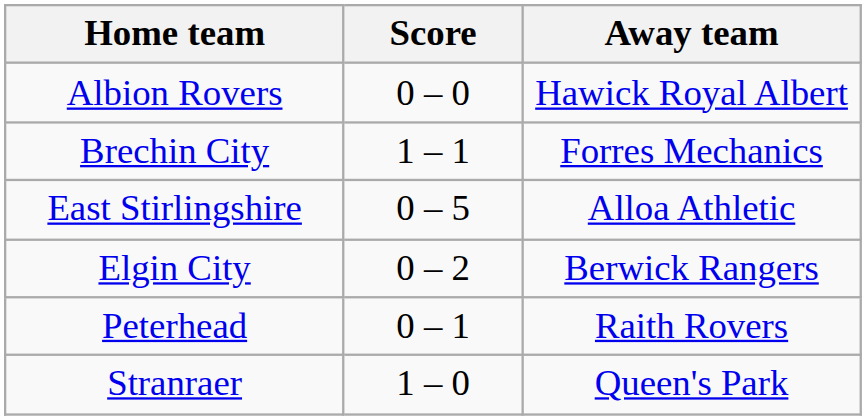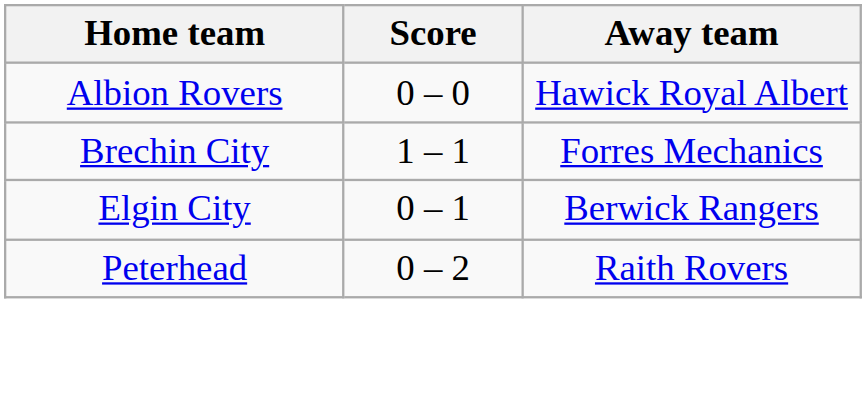- row: (175, 208)
(433, 267) 0 – 2 -> (433, 208) 0 – 1
(433, 325) 0 – 1 -> (433, 267) 0 – 2
- row: (175, 383)
